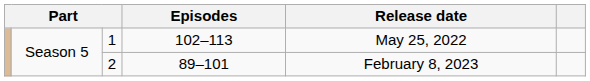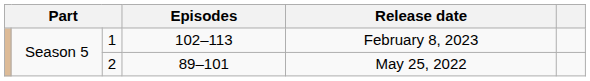(421, 40) May 25, 2022 -> (421, 40) February 8, 2023
(421, 64) February 8, 2023 -> (421, 64) May 25, 2022
